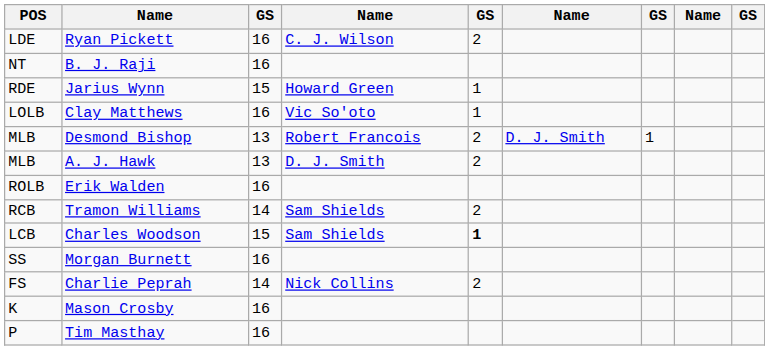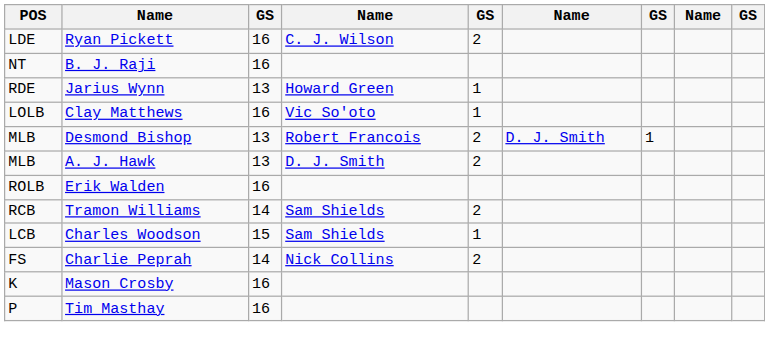(261, 90) 15 -> (261, 90) 13
(477, 236) bold -> (477, 236) normal
- row: (128, 260)
